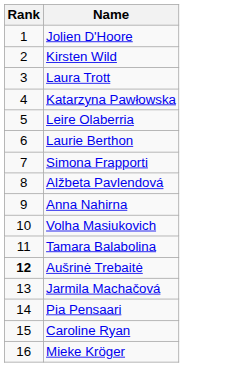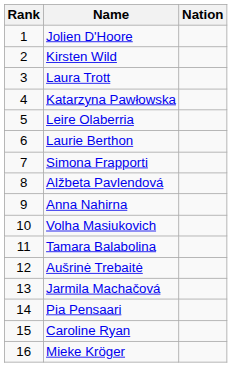+ column: (203, 15)
(24, 267) bold -> (24, 267) normal
